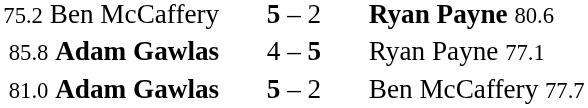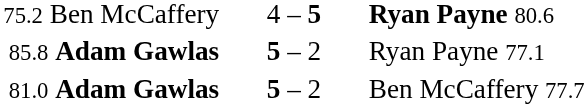(294, 13) 5 – 2 -> (294, 13) 4 – 5
(294, 51) 4 – 5 -> (294, 51) 5 – 2
